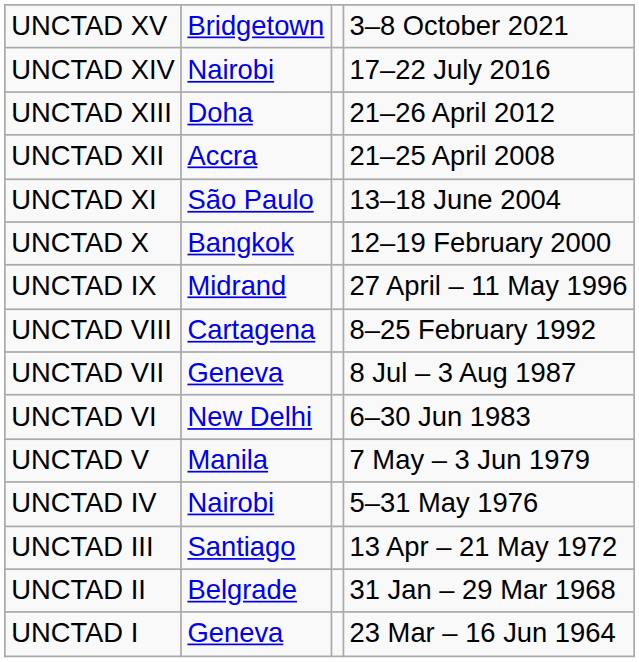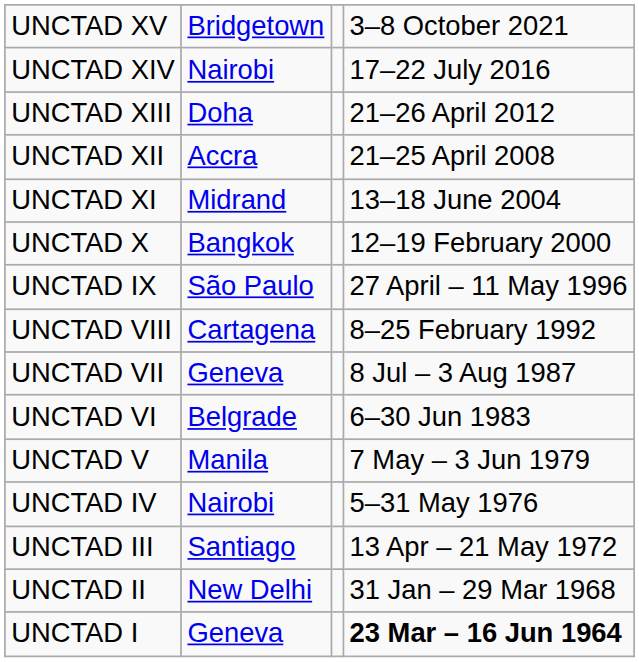(251, 199) São Paulo -> (237, 199) Midrand
(237, 286) Midrand -> (251, 286) São Paulo
(250, 416) New Delhi -> (242, 416) Belgrade
(242, 590) Belgrade -> (250, 590) New Delhi
(483, 633) normal -> (486, 633) bold
